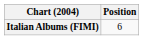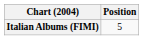(120, 27) 6 -> (120, 27) 5
